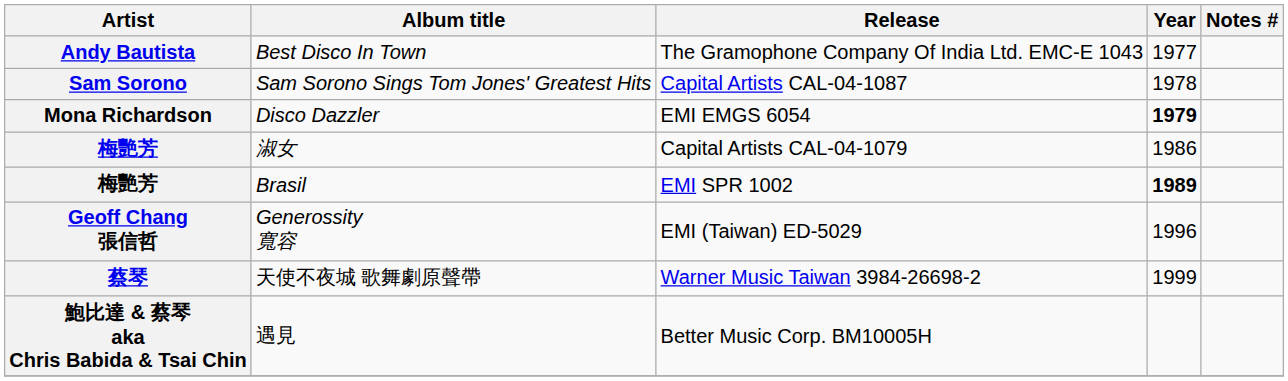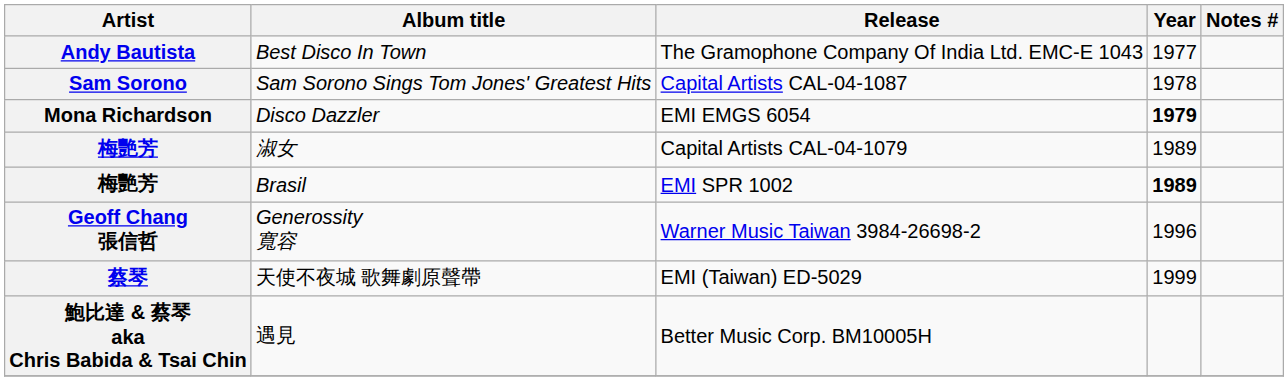(1175, 149) 1986 -> (1175, 149) 1989
(761, 231) EMI (Taiwan) ED-5029 -> (821, 231) Warner Music Taiwan 3984-26698-2
(821, 278) Warner Music Taiwan 3984-26698-2 -> (761, 278) EMI (Taiwan) ED-5029
